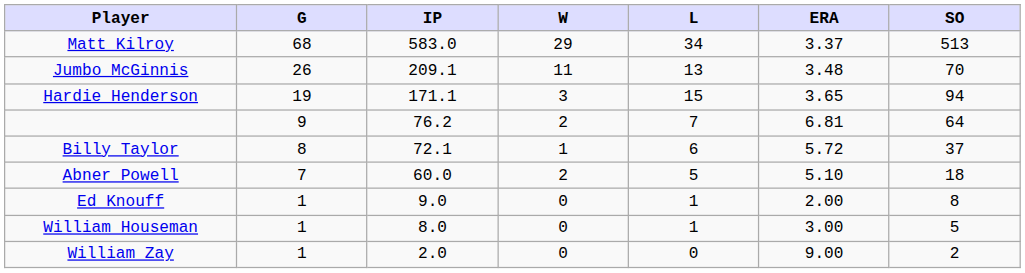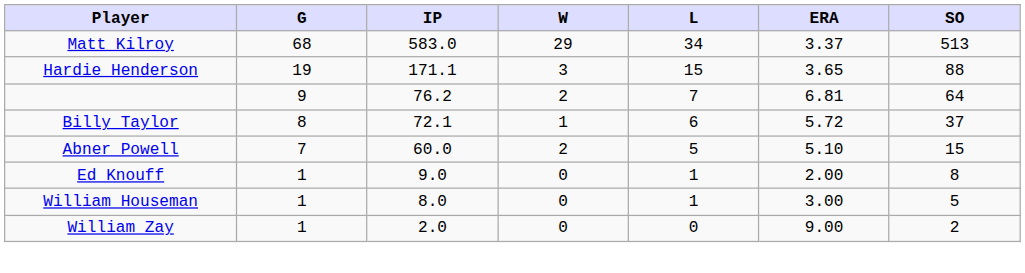- row: (121, 70)
(955, 97) 94 -> (955, 70) 88
(955, 175) 18 -> (955, 149) 15
